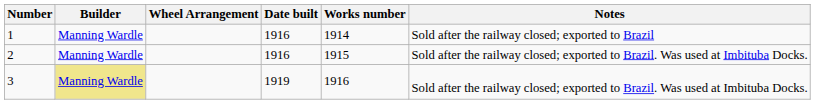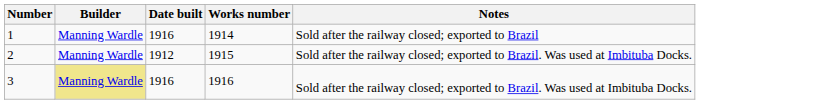- column: (204, 14)
(277, 54) 1916 -> (161, 54) 1912
(277, 81) 1919 -> (161, 81) 1916
